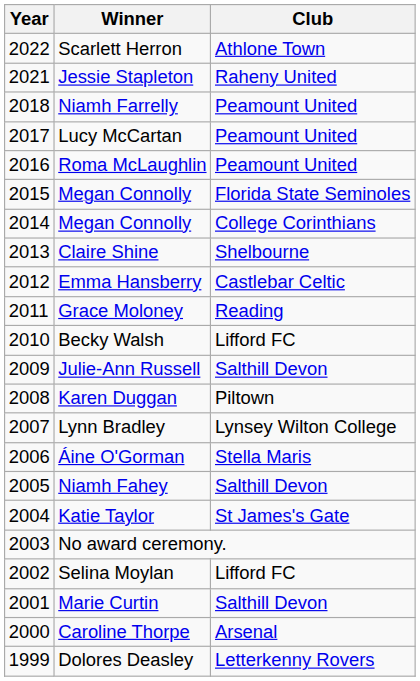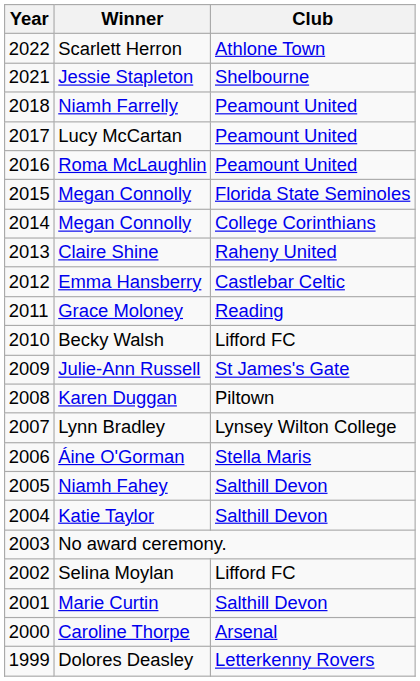(276, 77) Raheny United -> (262, 77) Shelbourne
(262, 252) Shelbourne -> (276, 252) Raheny United
(271, 369) Salthill Devon -> (282, 369) St James's Gate
(282, 515) St James's Gate -> (271, 515) Salthill Devon
